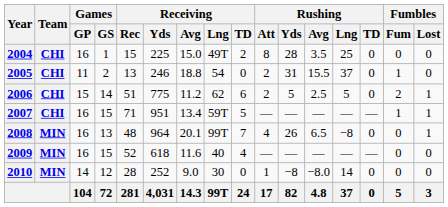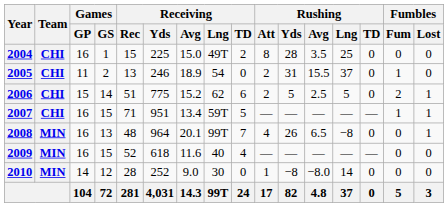(191, 73) 18.8 -> (191, 73) 18.9
(191, 93) 11.2 -> (191, 93) 15.2
